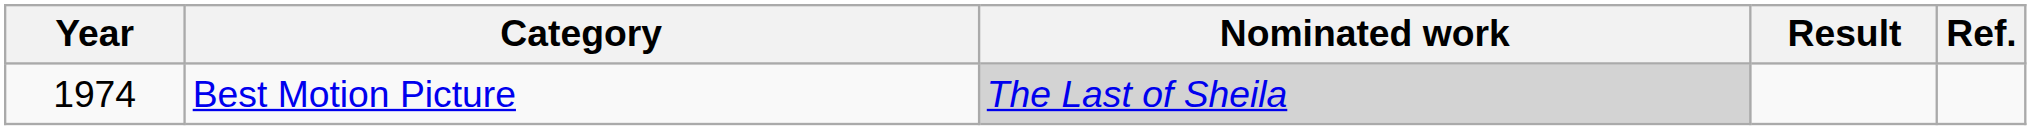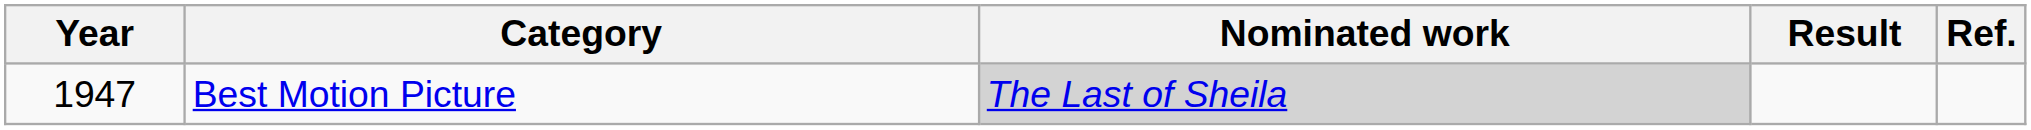(95, 93) 1974 -> (95, 93) 1947
